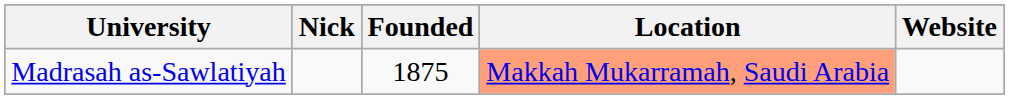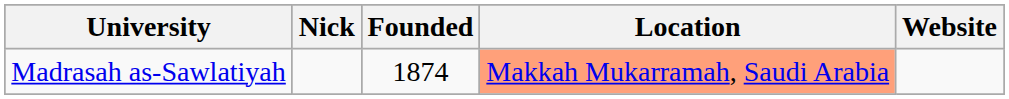(421, 71) 1875 -> (421, 71) 1874
